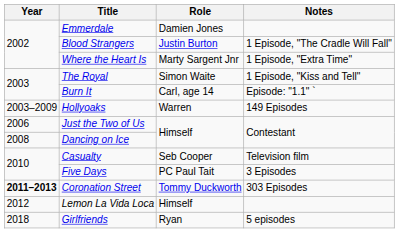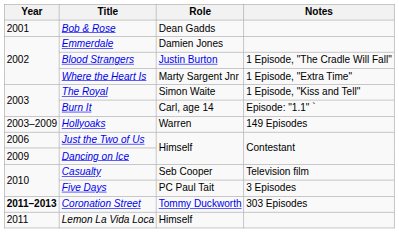+ row: (89, 28)
(18, 140) 2008 -> (18, 156) 2009
(18, 204) 2012 -> (17, 220) 2011
- row: (85, 220)
